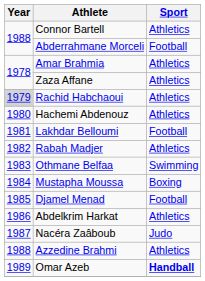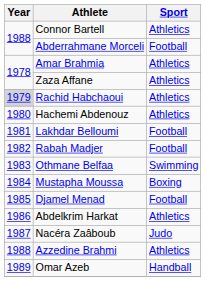(169, 149) Athletics -> (168, 149) Football
(172, 268) bold -> (170, 268) normal
